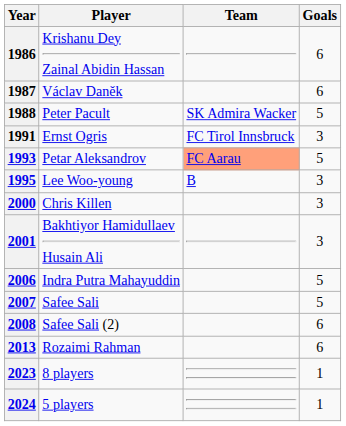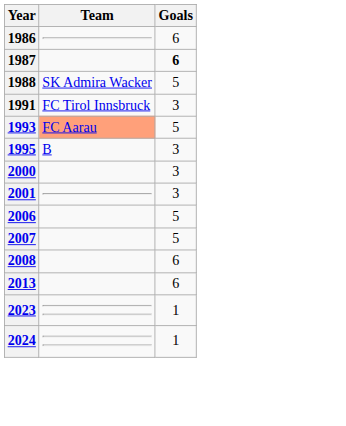- column: (111, 15)
(320, 92) normal -> (176, 60) bold
